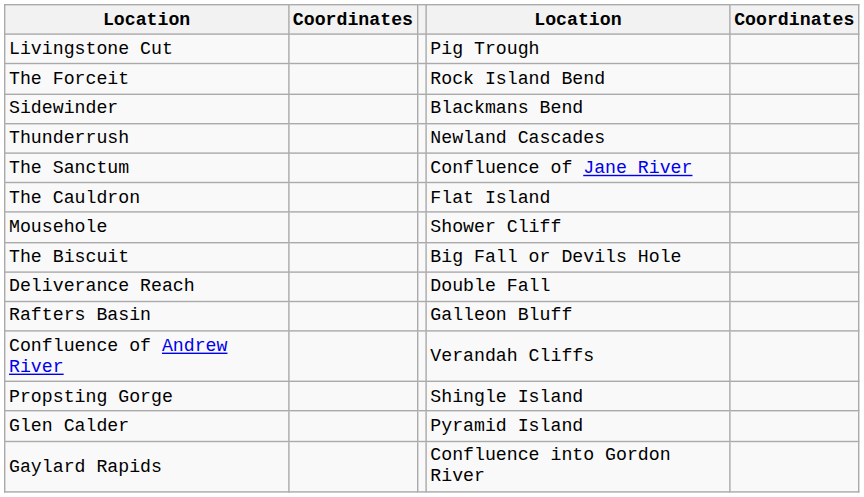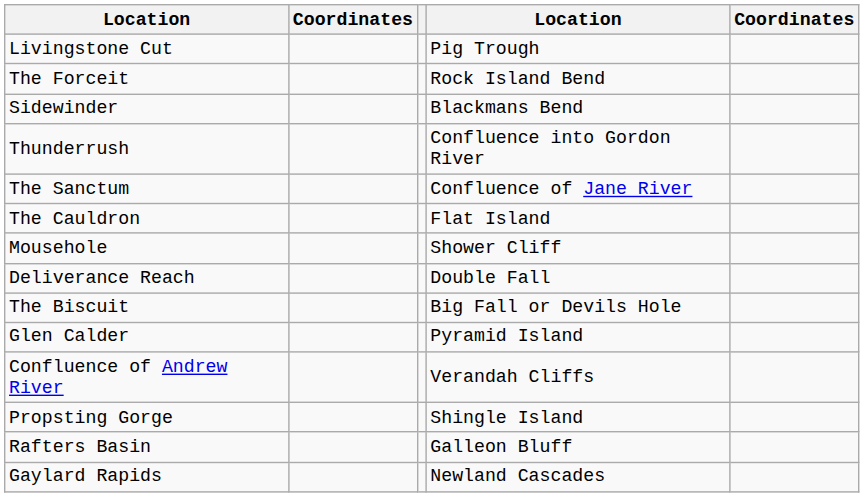(518, 138) Newland Cascades -> (550, 149) Confluence into Gordon River
rows swapped: (102, 286) <-> (69, 257)
rows swapped: (80, 316) <-> (69, 426)
(550, 466) Confluence into Gordon River -> (518, 477) Newland Cascades
